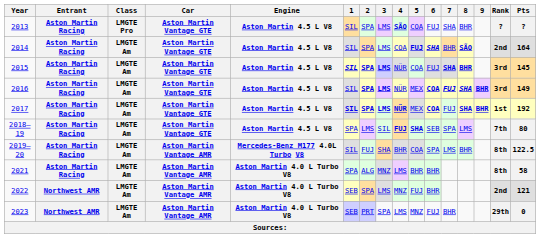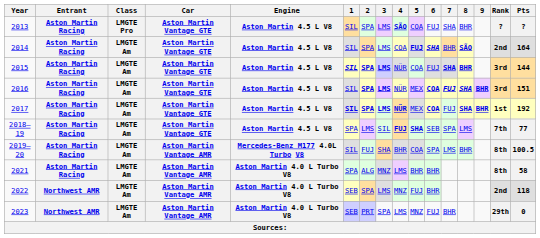(523, 67) 145 -> (523, 67) 144
(523, 88) 149 -> (523, 88) 151
(523, 129) 80 -> (523, 129) 77
(523, 149) 122.5 -> (523, 149) 100.5
(523, 190) 121 -> (523, 190) 118
